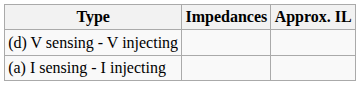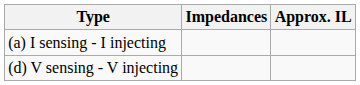rows swapped: (87, 67) <-> (93, 42)
